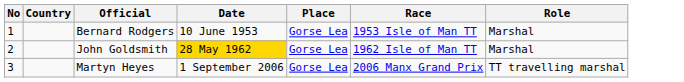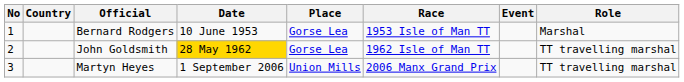+ column: (518, 14)
(512, 50) Marshal -> (608, 50) TT travelling marshal
(318, 68) Gorse Lea -> (325, 68) Union Mills
